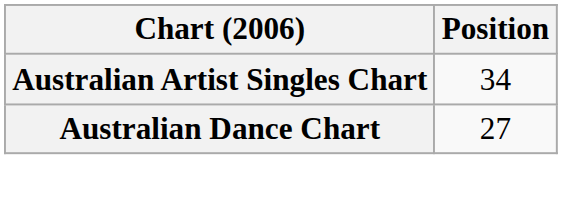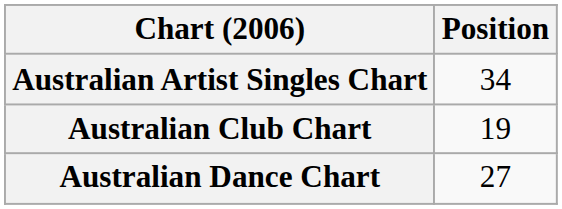+ row: (220, 128)
